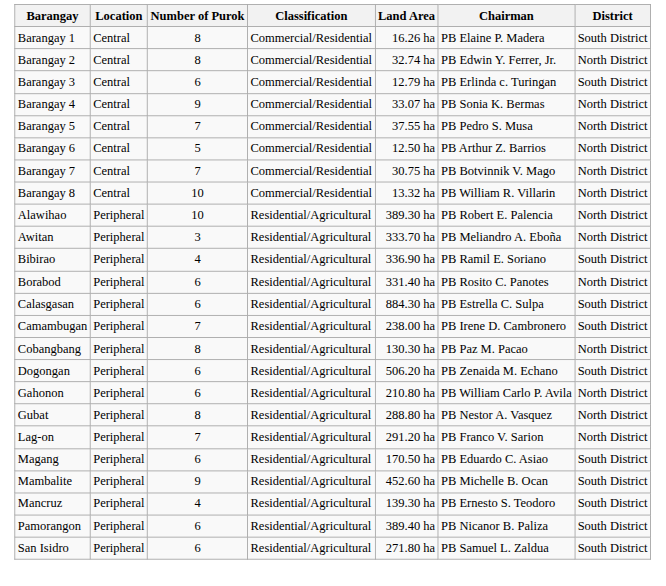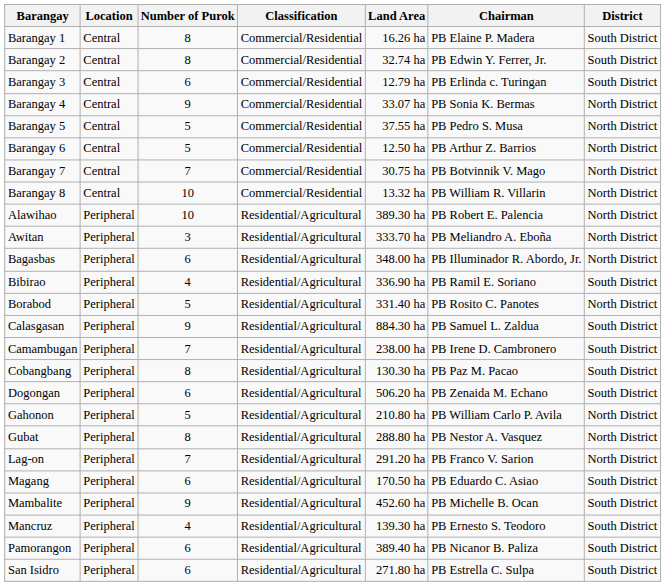(613, 60) North District -> (622, 60) South District
(198, 126) 7 -> (188, 126) 5
+ row: (32, 259)
(198, 282) 6 -> (188, 304) 5
(198, 304) 6 -> (188, 326) 9
(492, 304) PB Estrella C. Sulpa -> (485, 326) PB Samuel L. Zaldua
(613, 348) North District -> (622, 370) South District
(198, 393) 6 -> (188, 415) 5
(495, 548) PB Samuel L. Zaldua -> (483, 570) PB Estrella C. Sulpa
